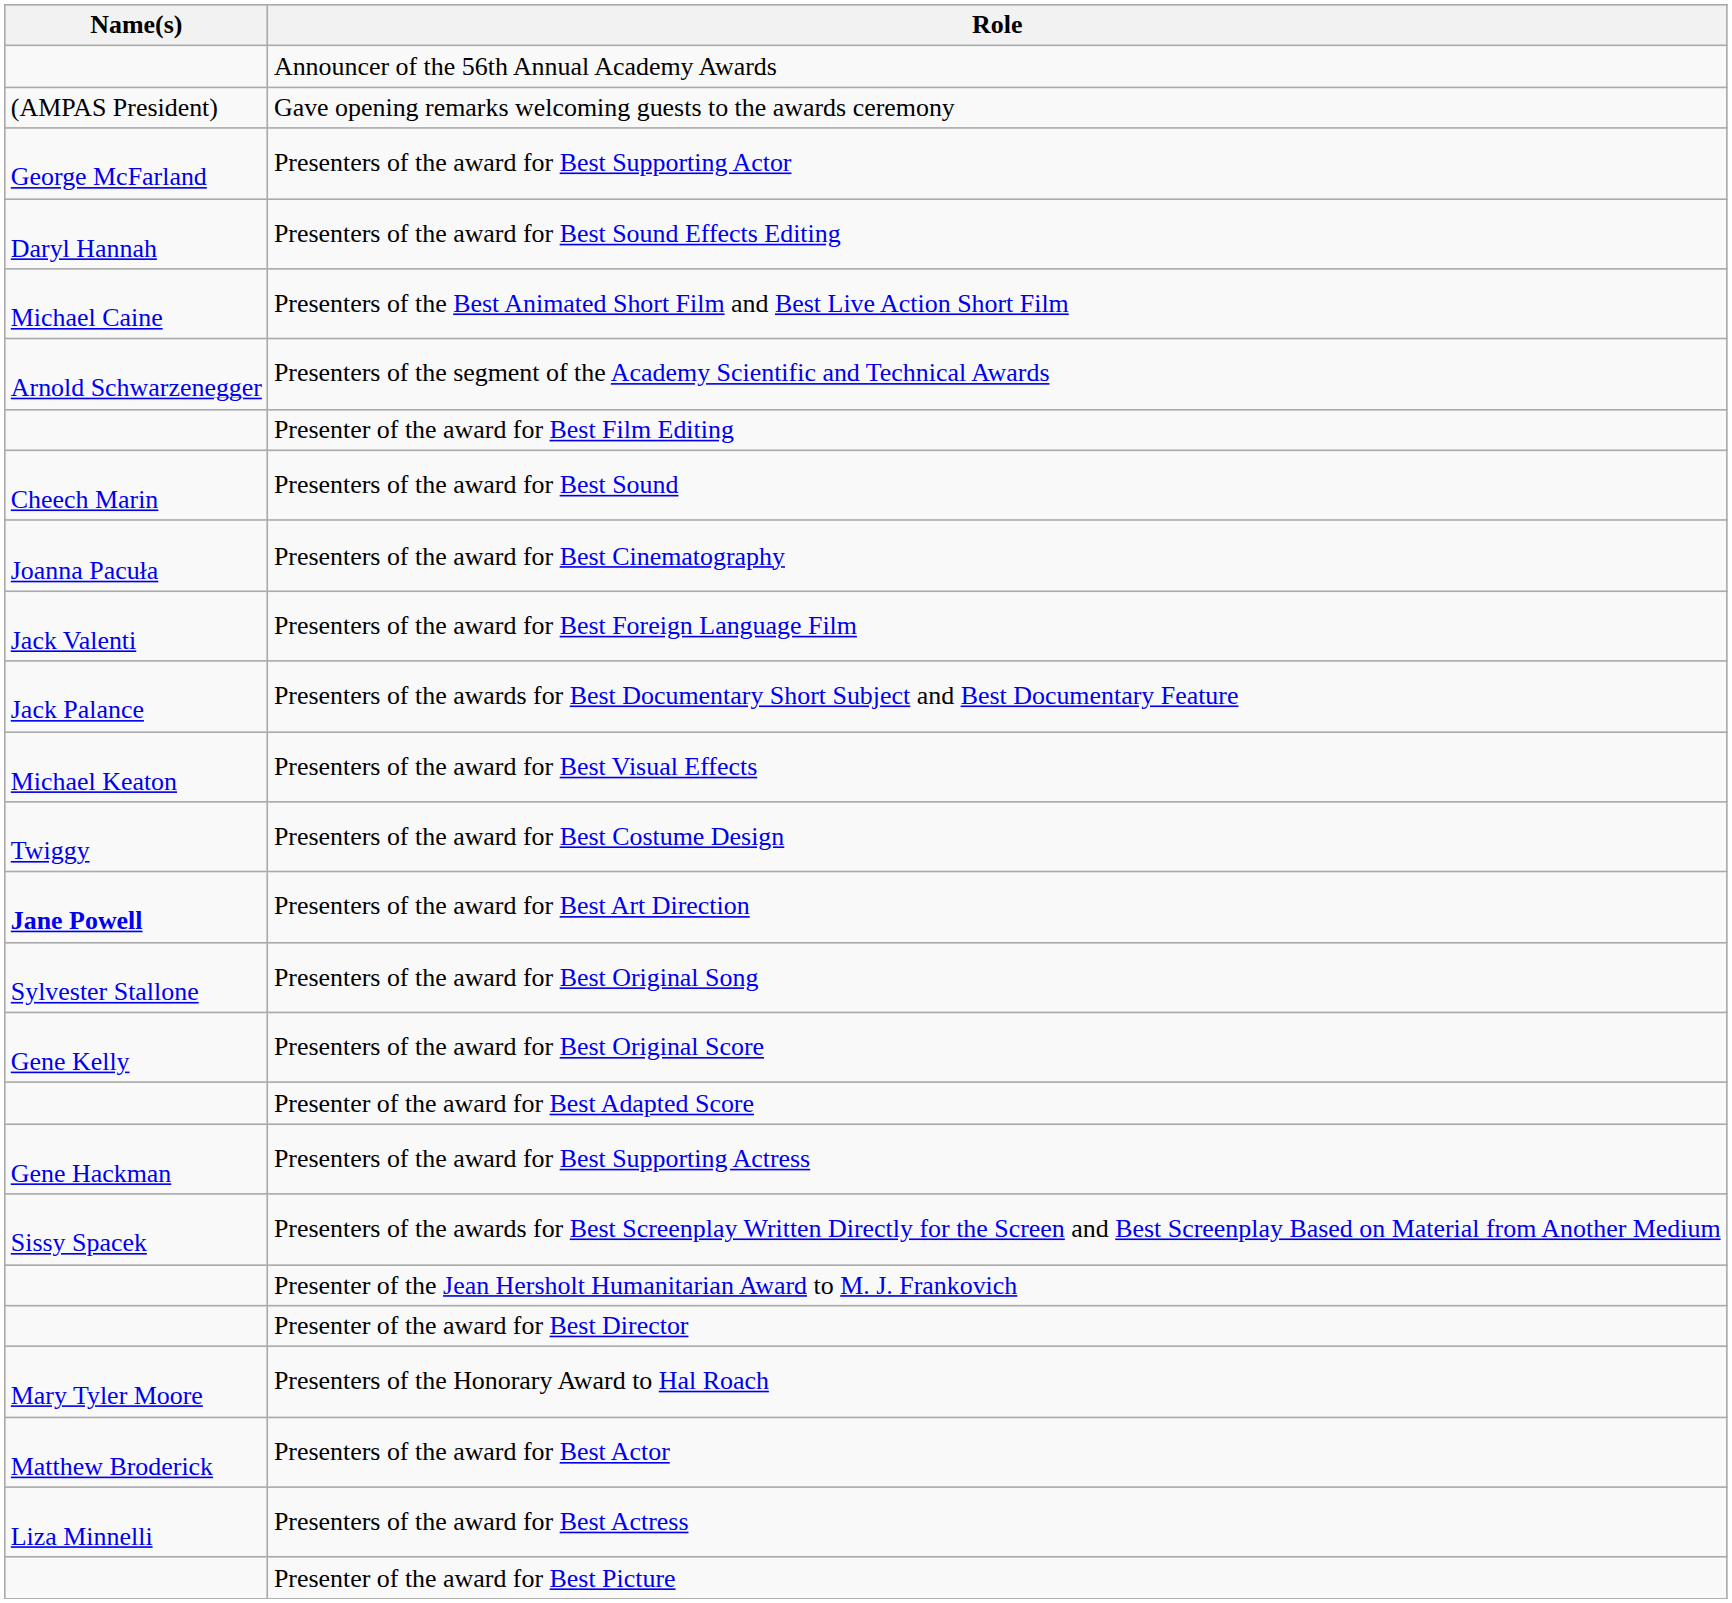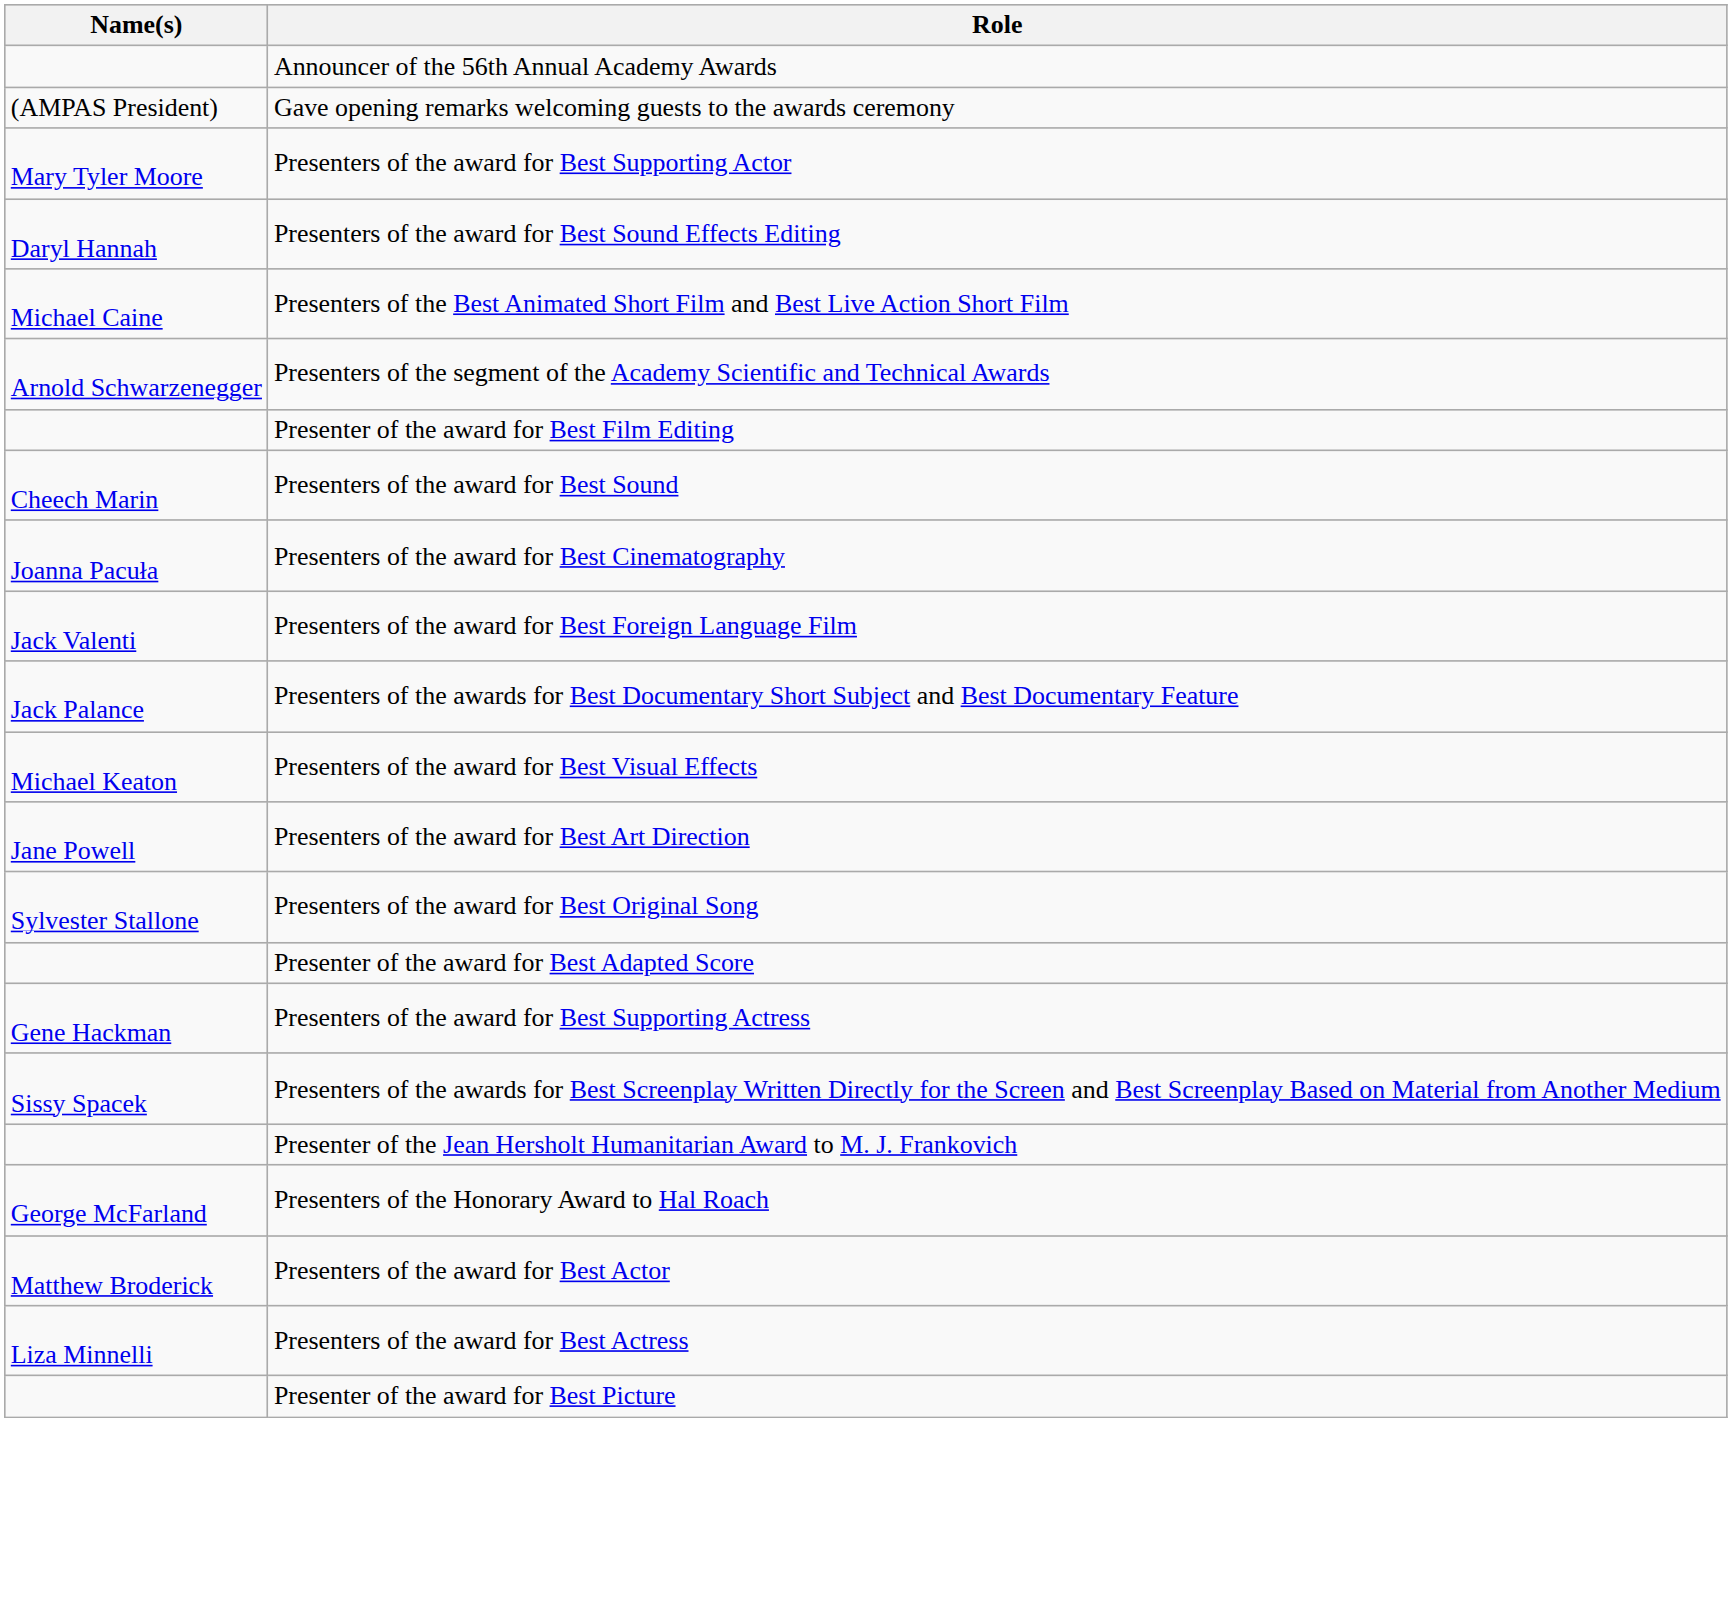(109, 177) George McFarland -> (107, 177) Mary Tyler Moore
- row: (529, 836)
(77, 921) bold -> (73, 851) normal
- row: (519, 1047)
- row: (481, 1325)
(107, 1395) Mary Tyler Moore -> (109, 1214) George McFarland
